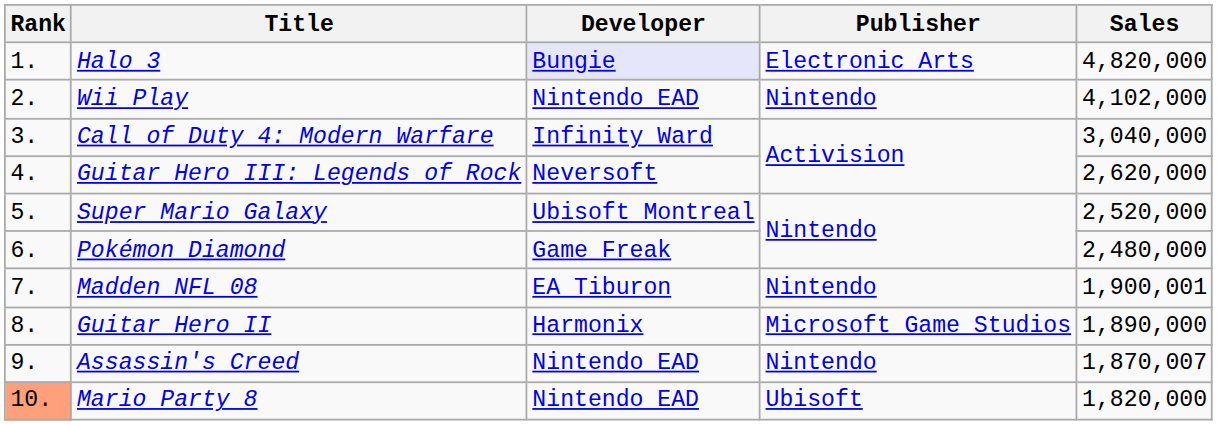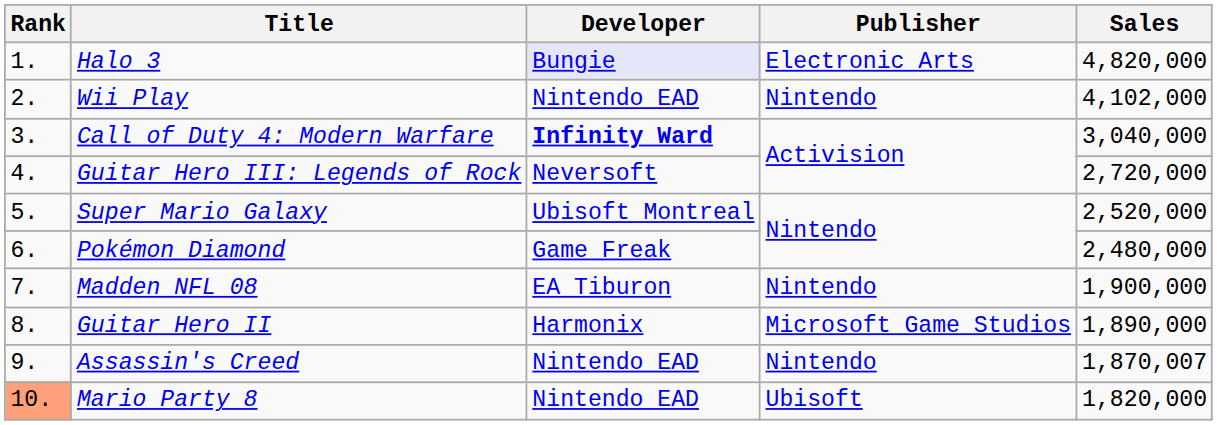(623, 137) normal -> (623, 137) bold
(1145, 175) 2,620,000 -> (1145, 175) 2,720,000
(1145, 288) 1,900,001 -> (1145, 288) 1,900,000
